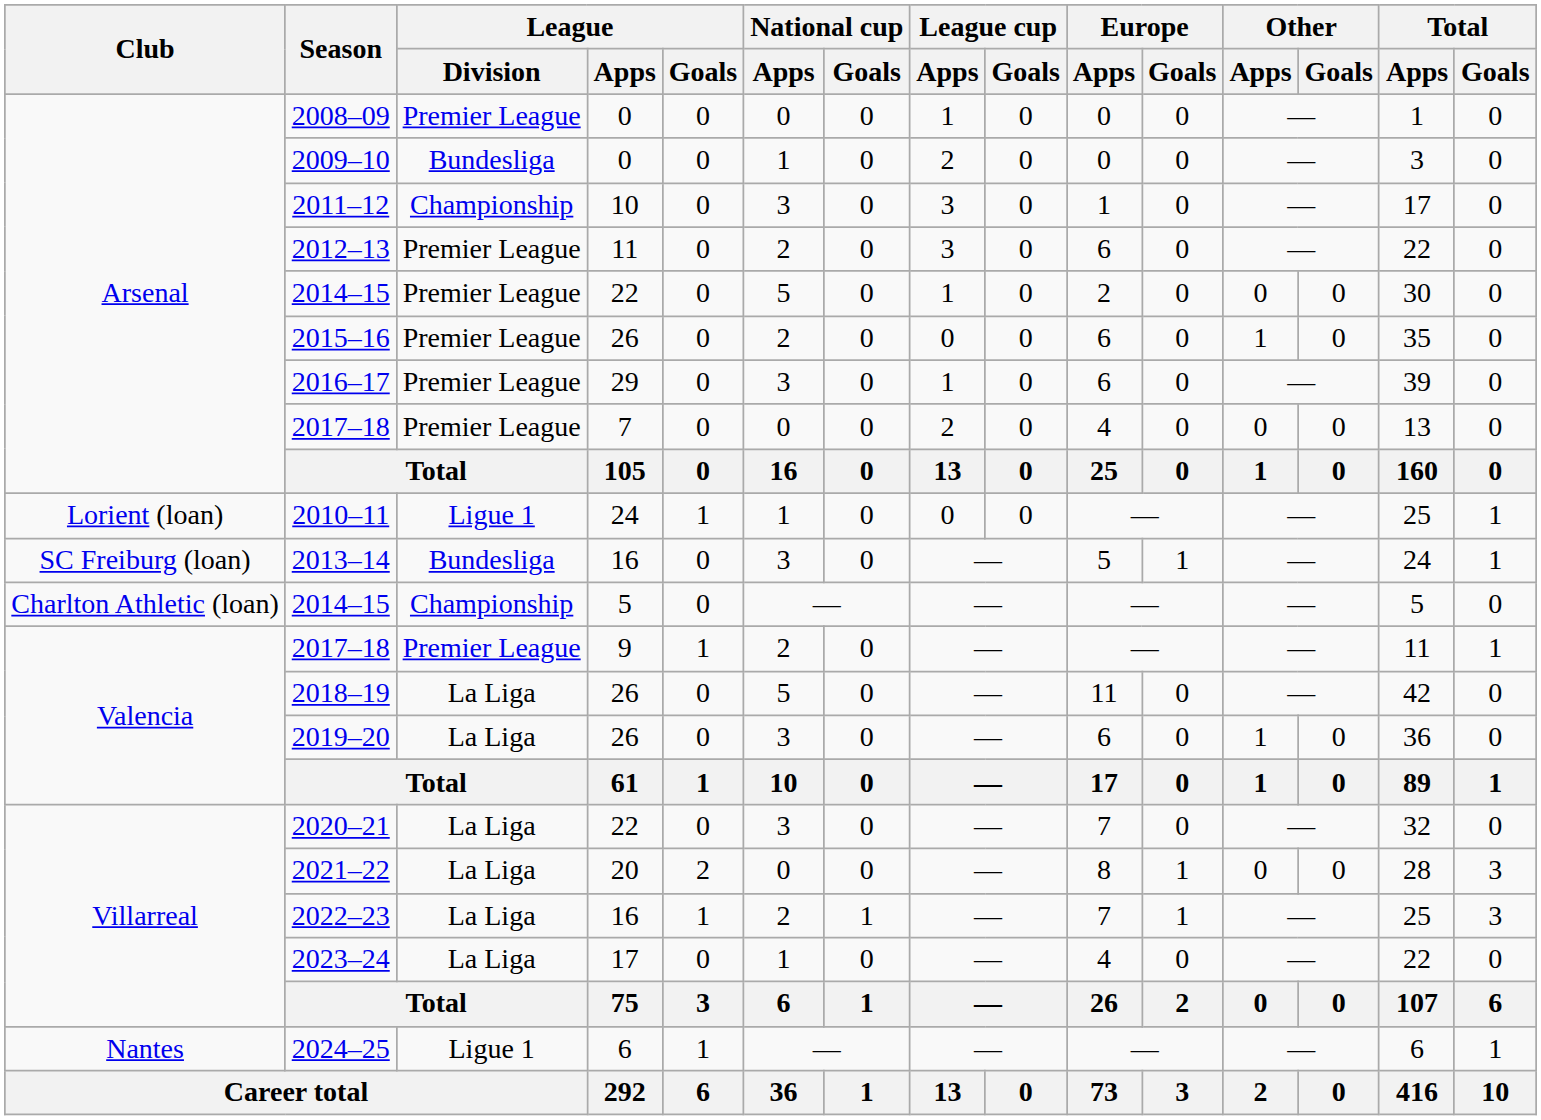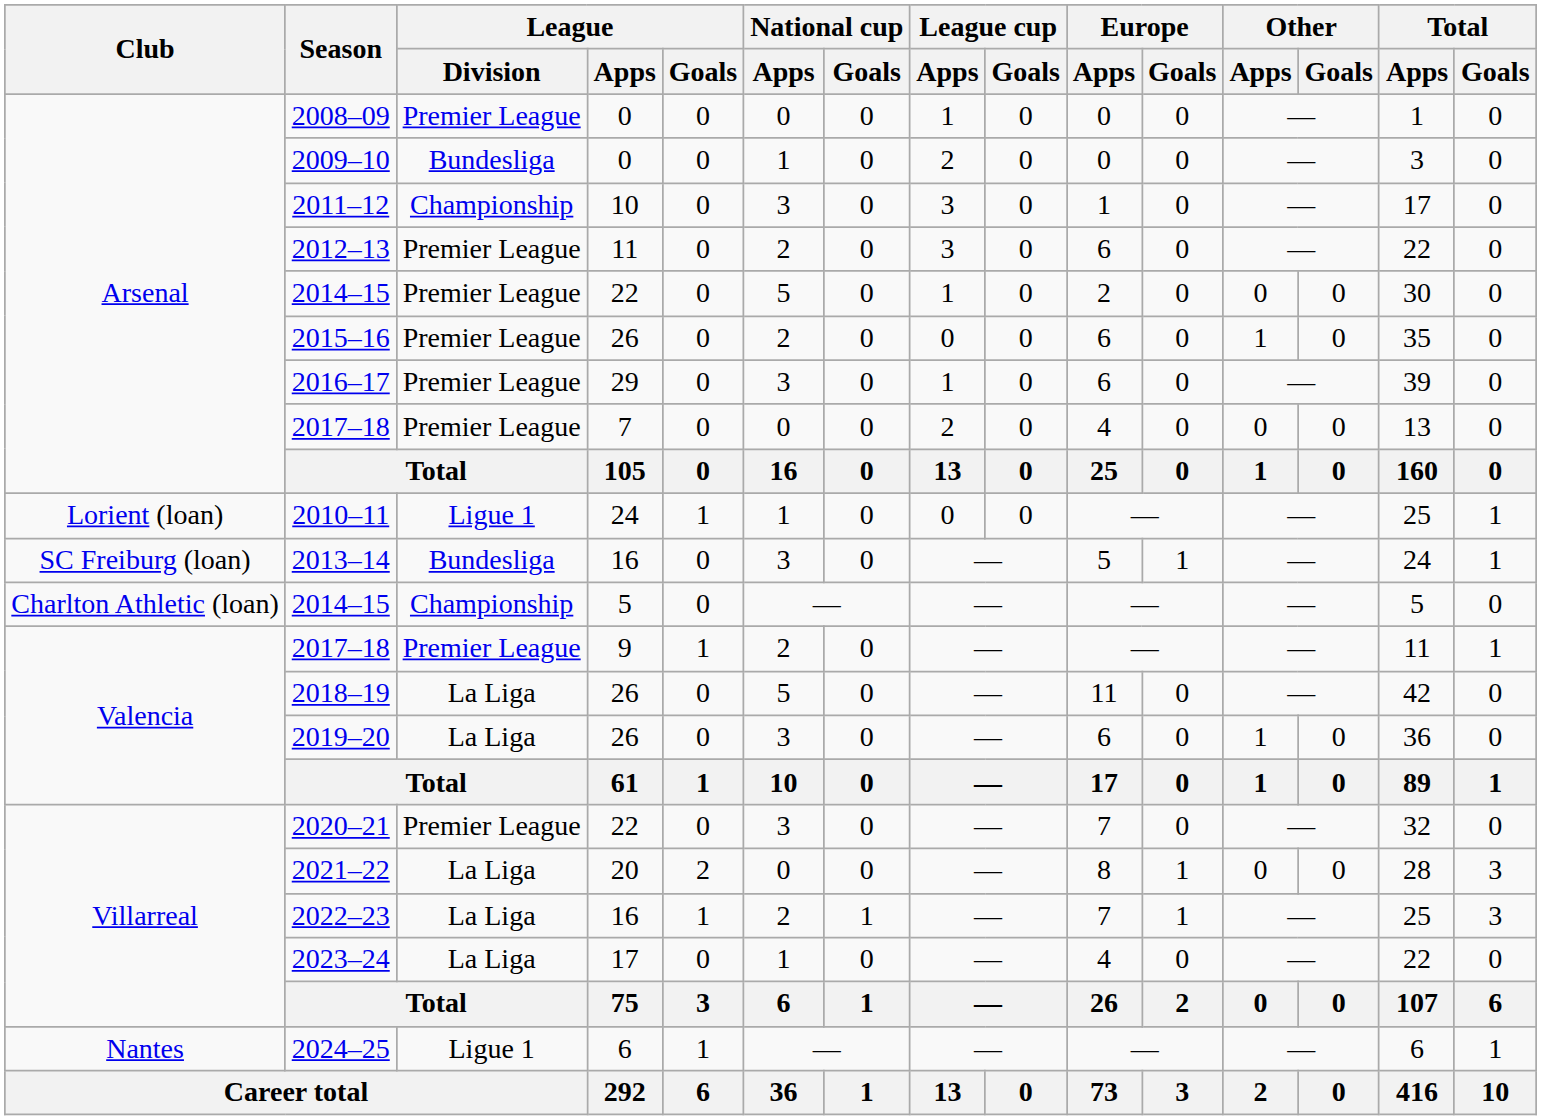(492, 826) La Liga -> (492, 826) Premier League
